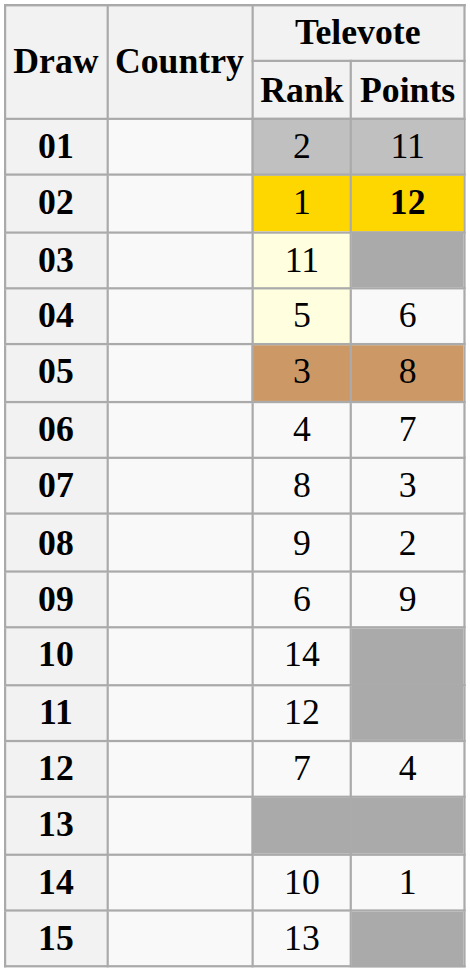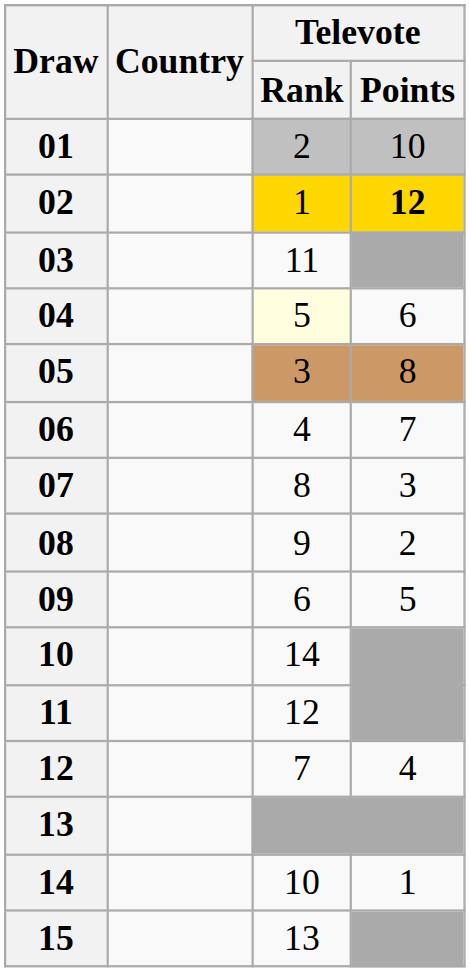(408, 145) 11 -> (408, 145) 10
(302, 259) lightyellow background -> (302, 259) no background
(408, 598) 9 -> (408, 598) 5
